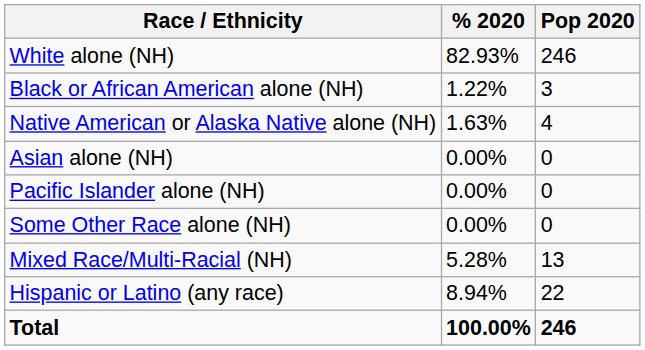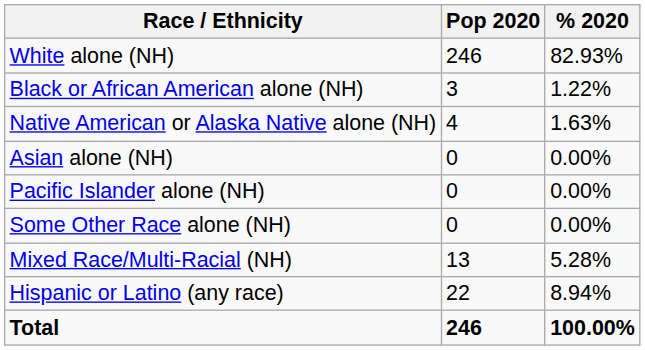columns swapped: (588, 21) <-> (488, 21)
